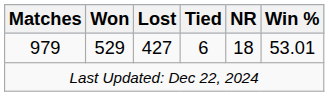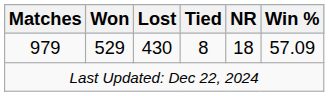(157, 47) 427 -> (157, 47) 430
(203, 47) 6 -> (203, 47) 8
(292, 47) 53.01 -> (292, 47) 57.09
